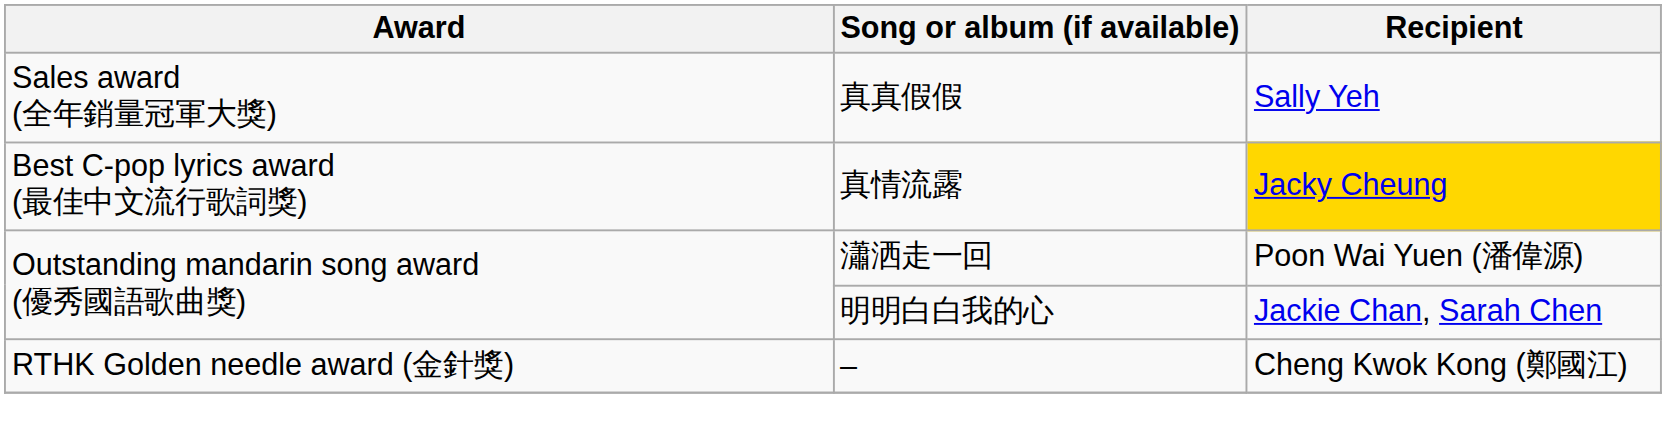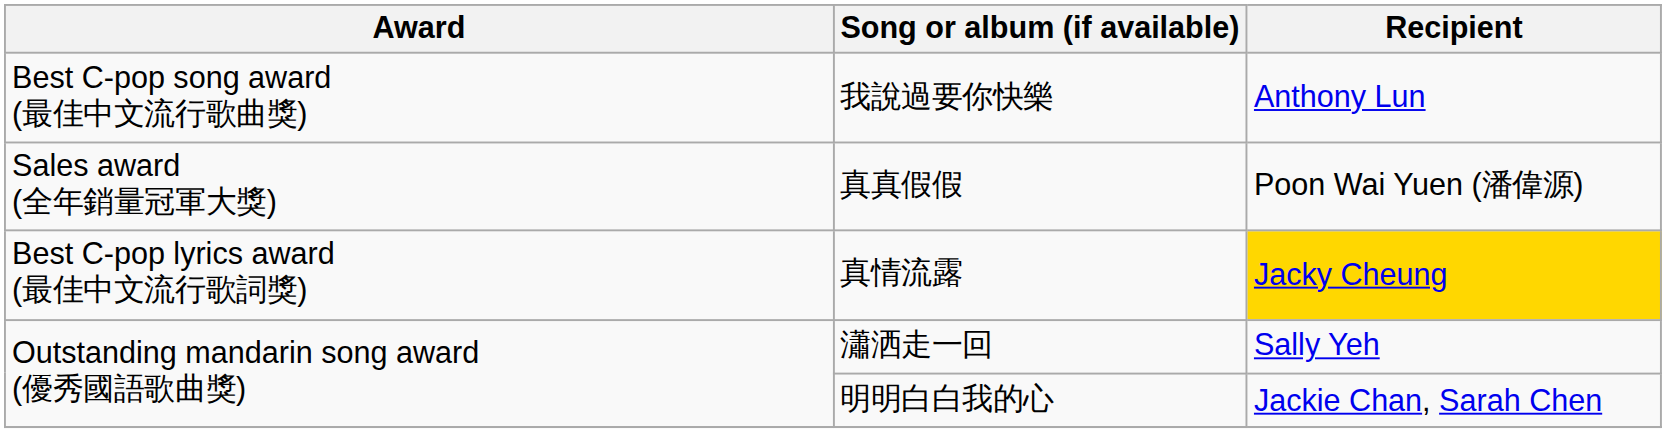+ row: (947, 96)
(1317, 97) Sally Yeh -> (1419, 184) Poon Wai Yuen (潘偉源)
(1419, 256) Poon Wai Yuen (潘偉源) -> (1317, 345) Sally Yeh
- row: (848, 365)
